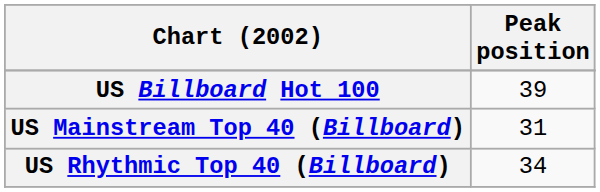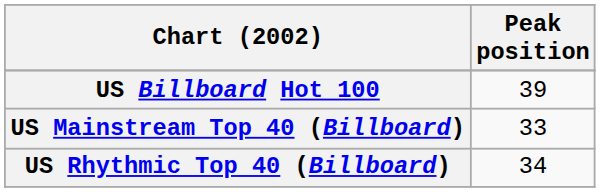(533, 129) 31 -> (533, 129) 33
